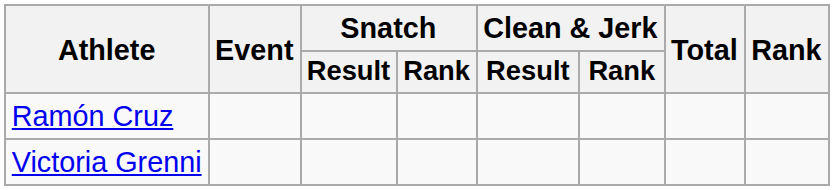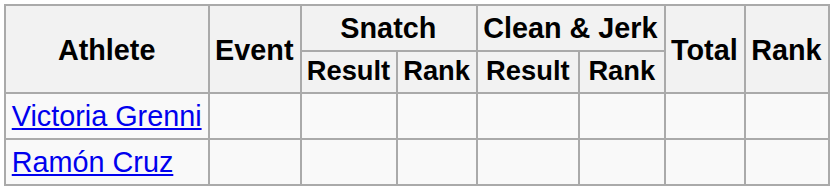rows swapped: (93, 117) <-> (107, 162)
